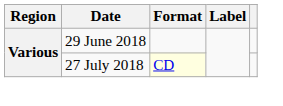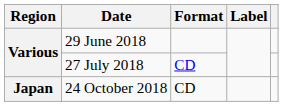(164, 64) lightyellow background -> (185, 64) no background
+ row: (116, 88)
